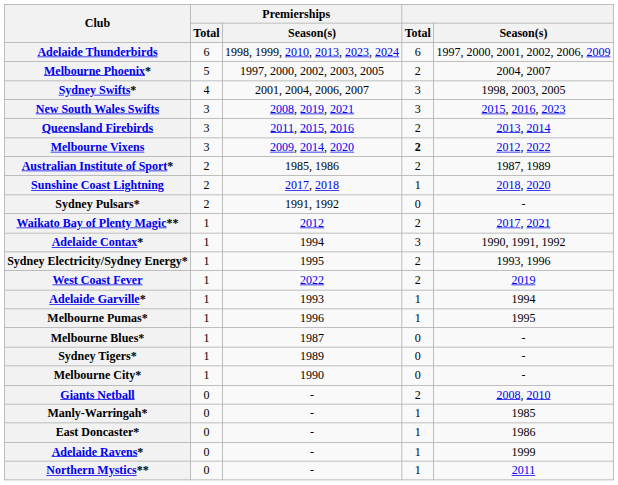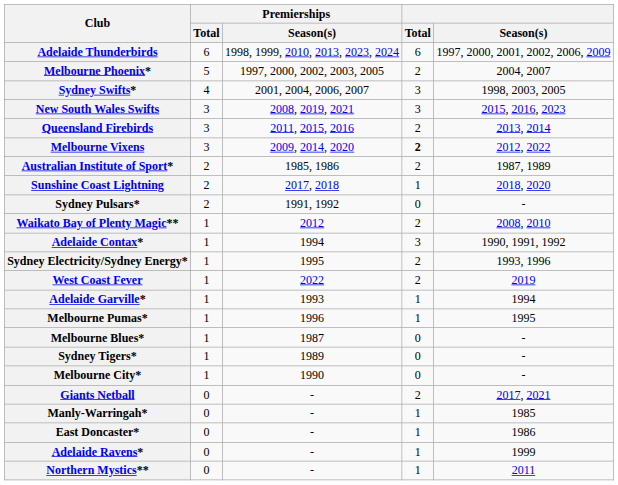(523, 223) 2017, 2021 -> (523, 223) 2008, 2010
(523, 394) 2008, 2010 -> (523, 394) 2017, 2021
